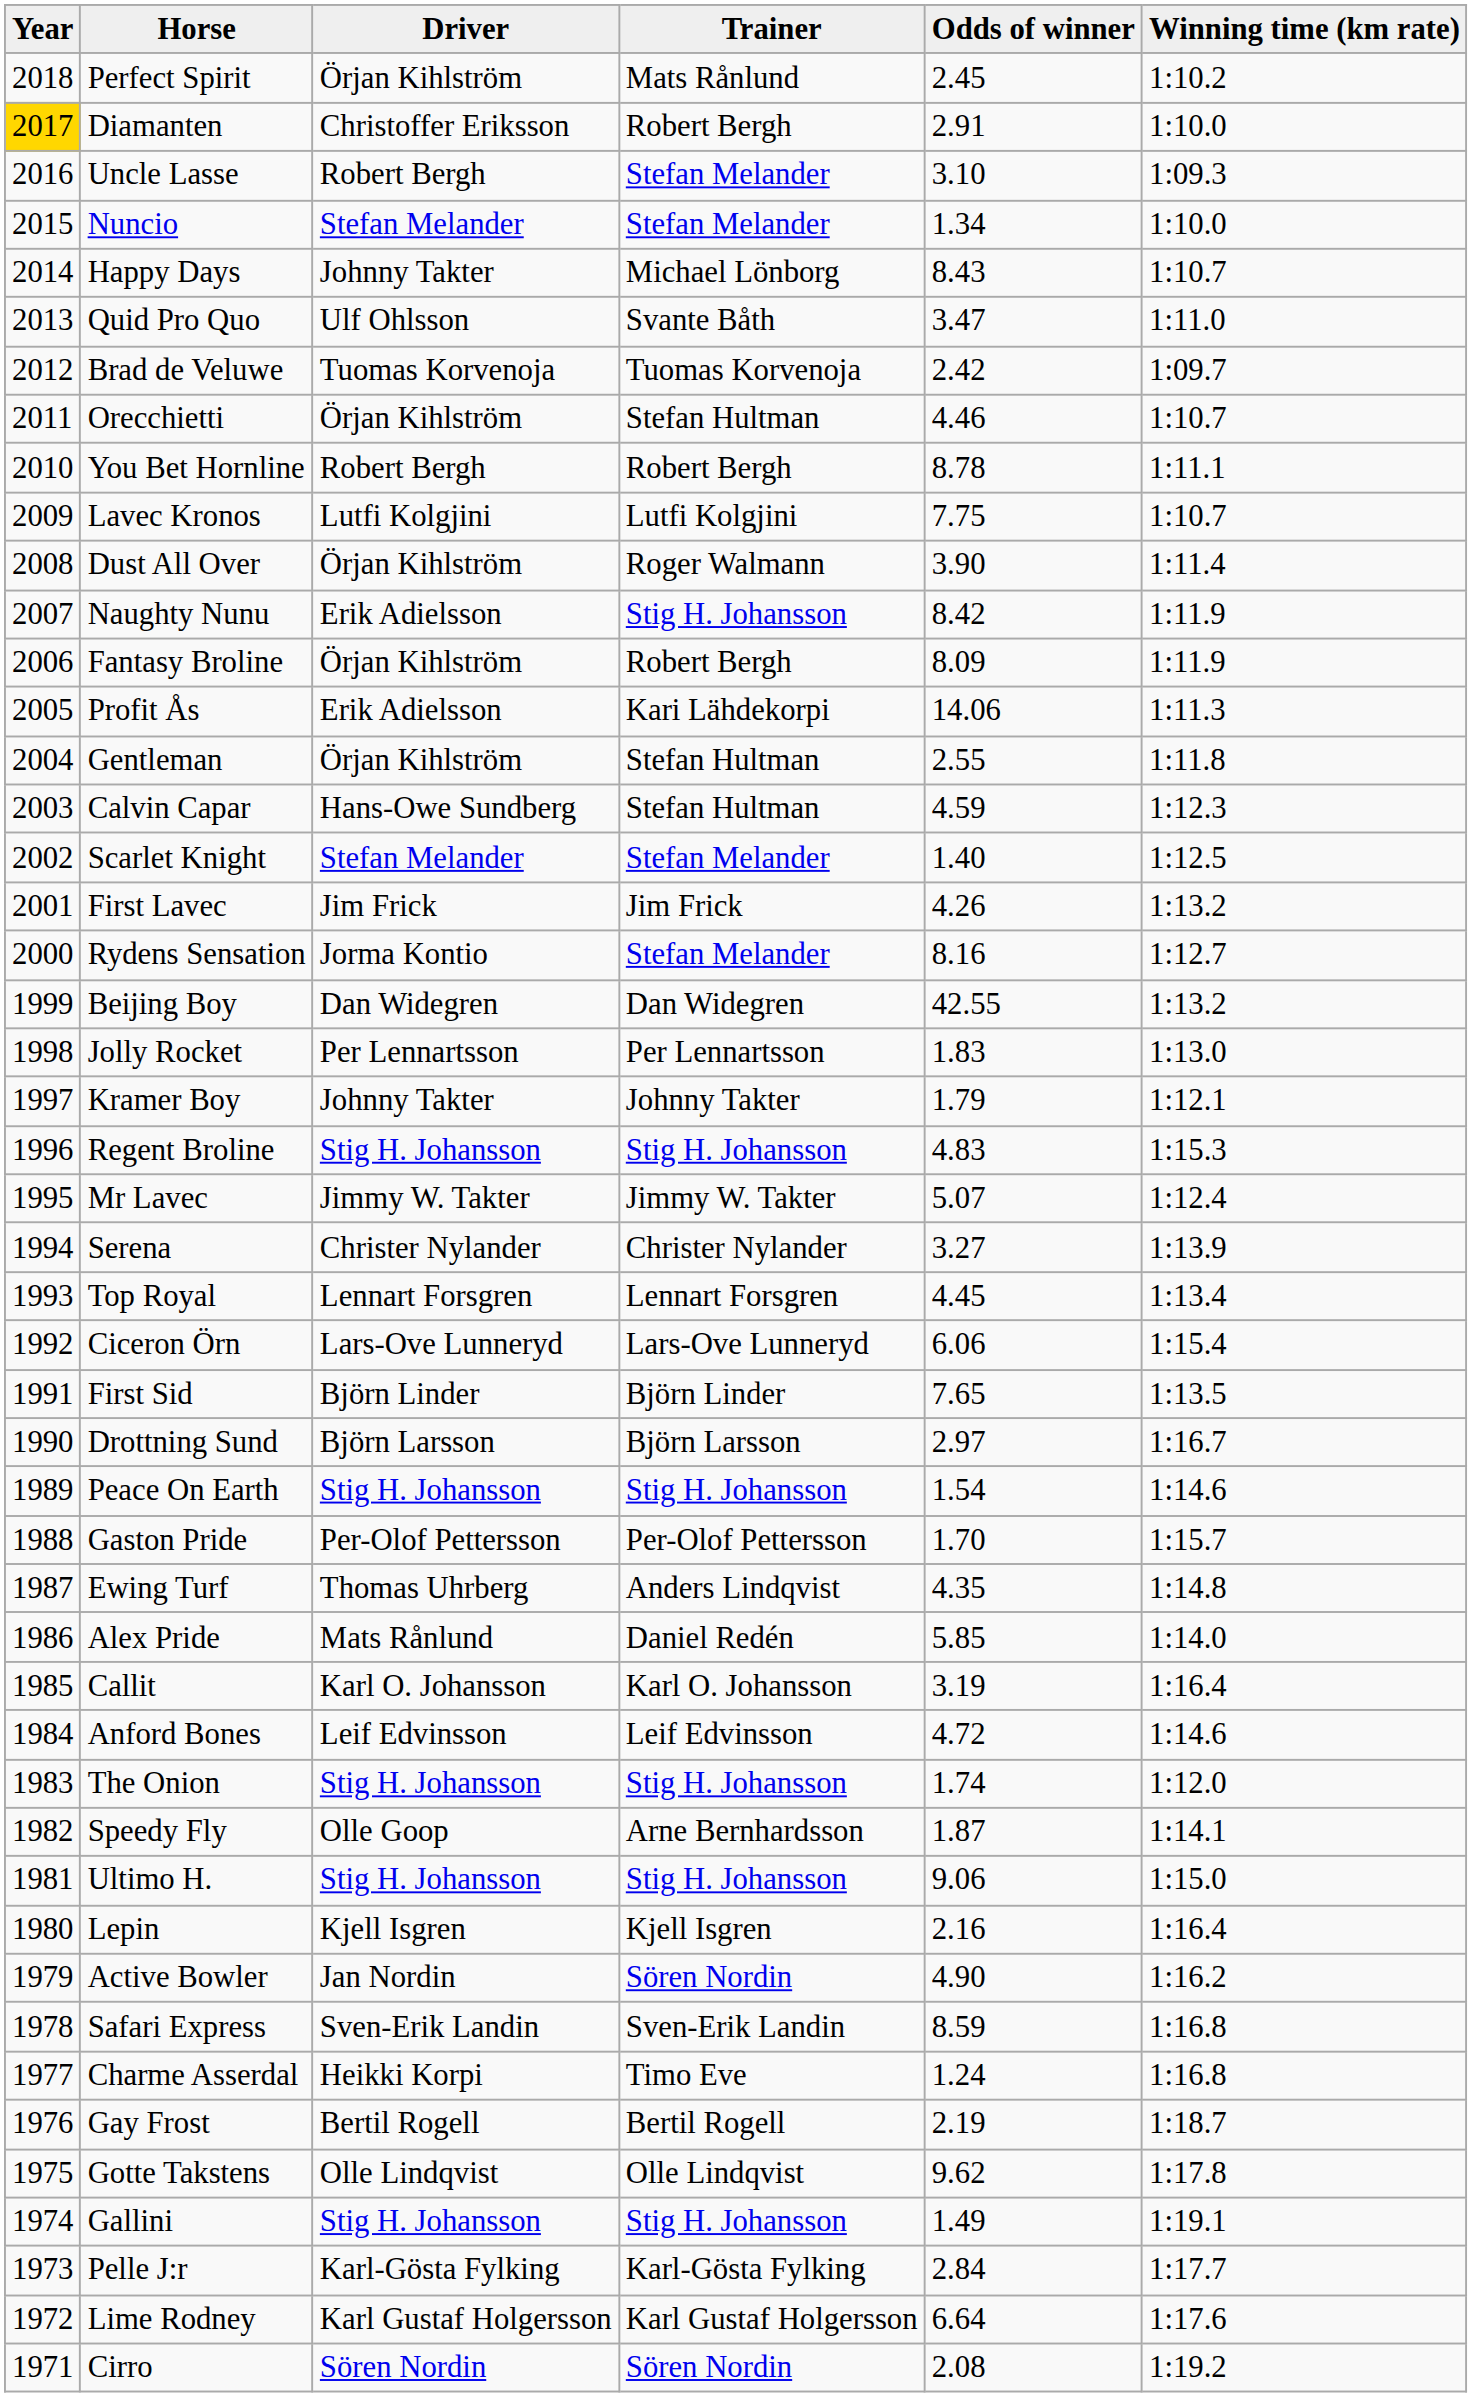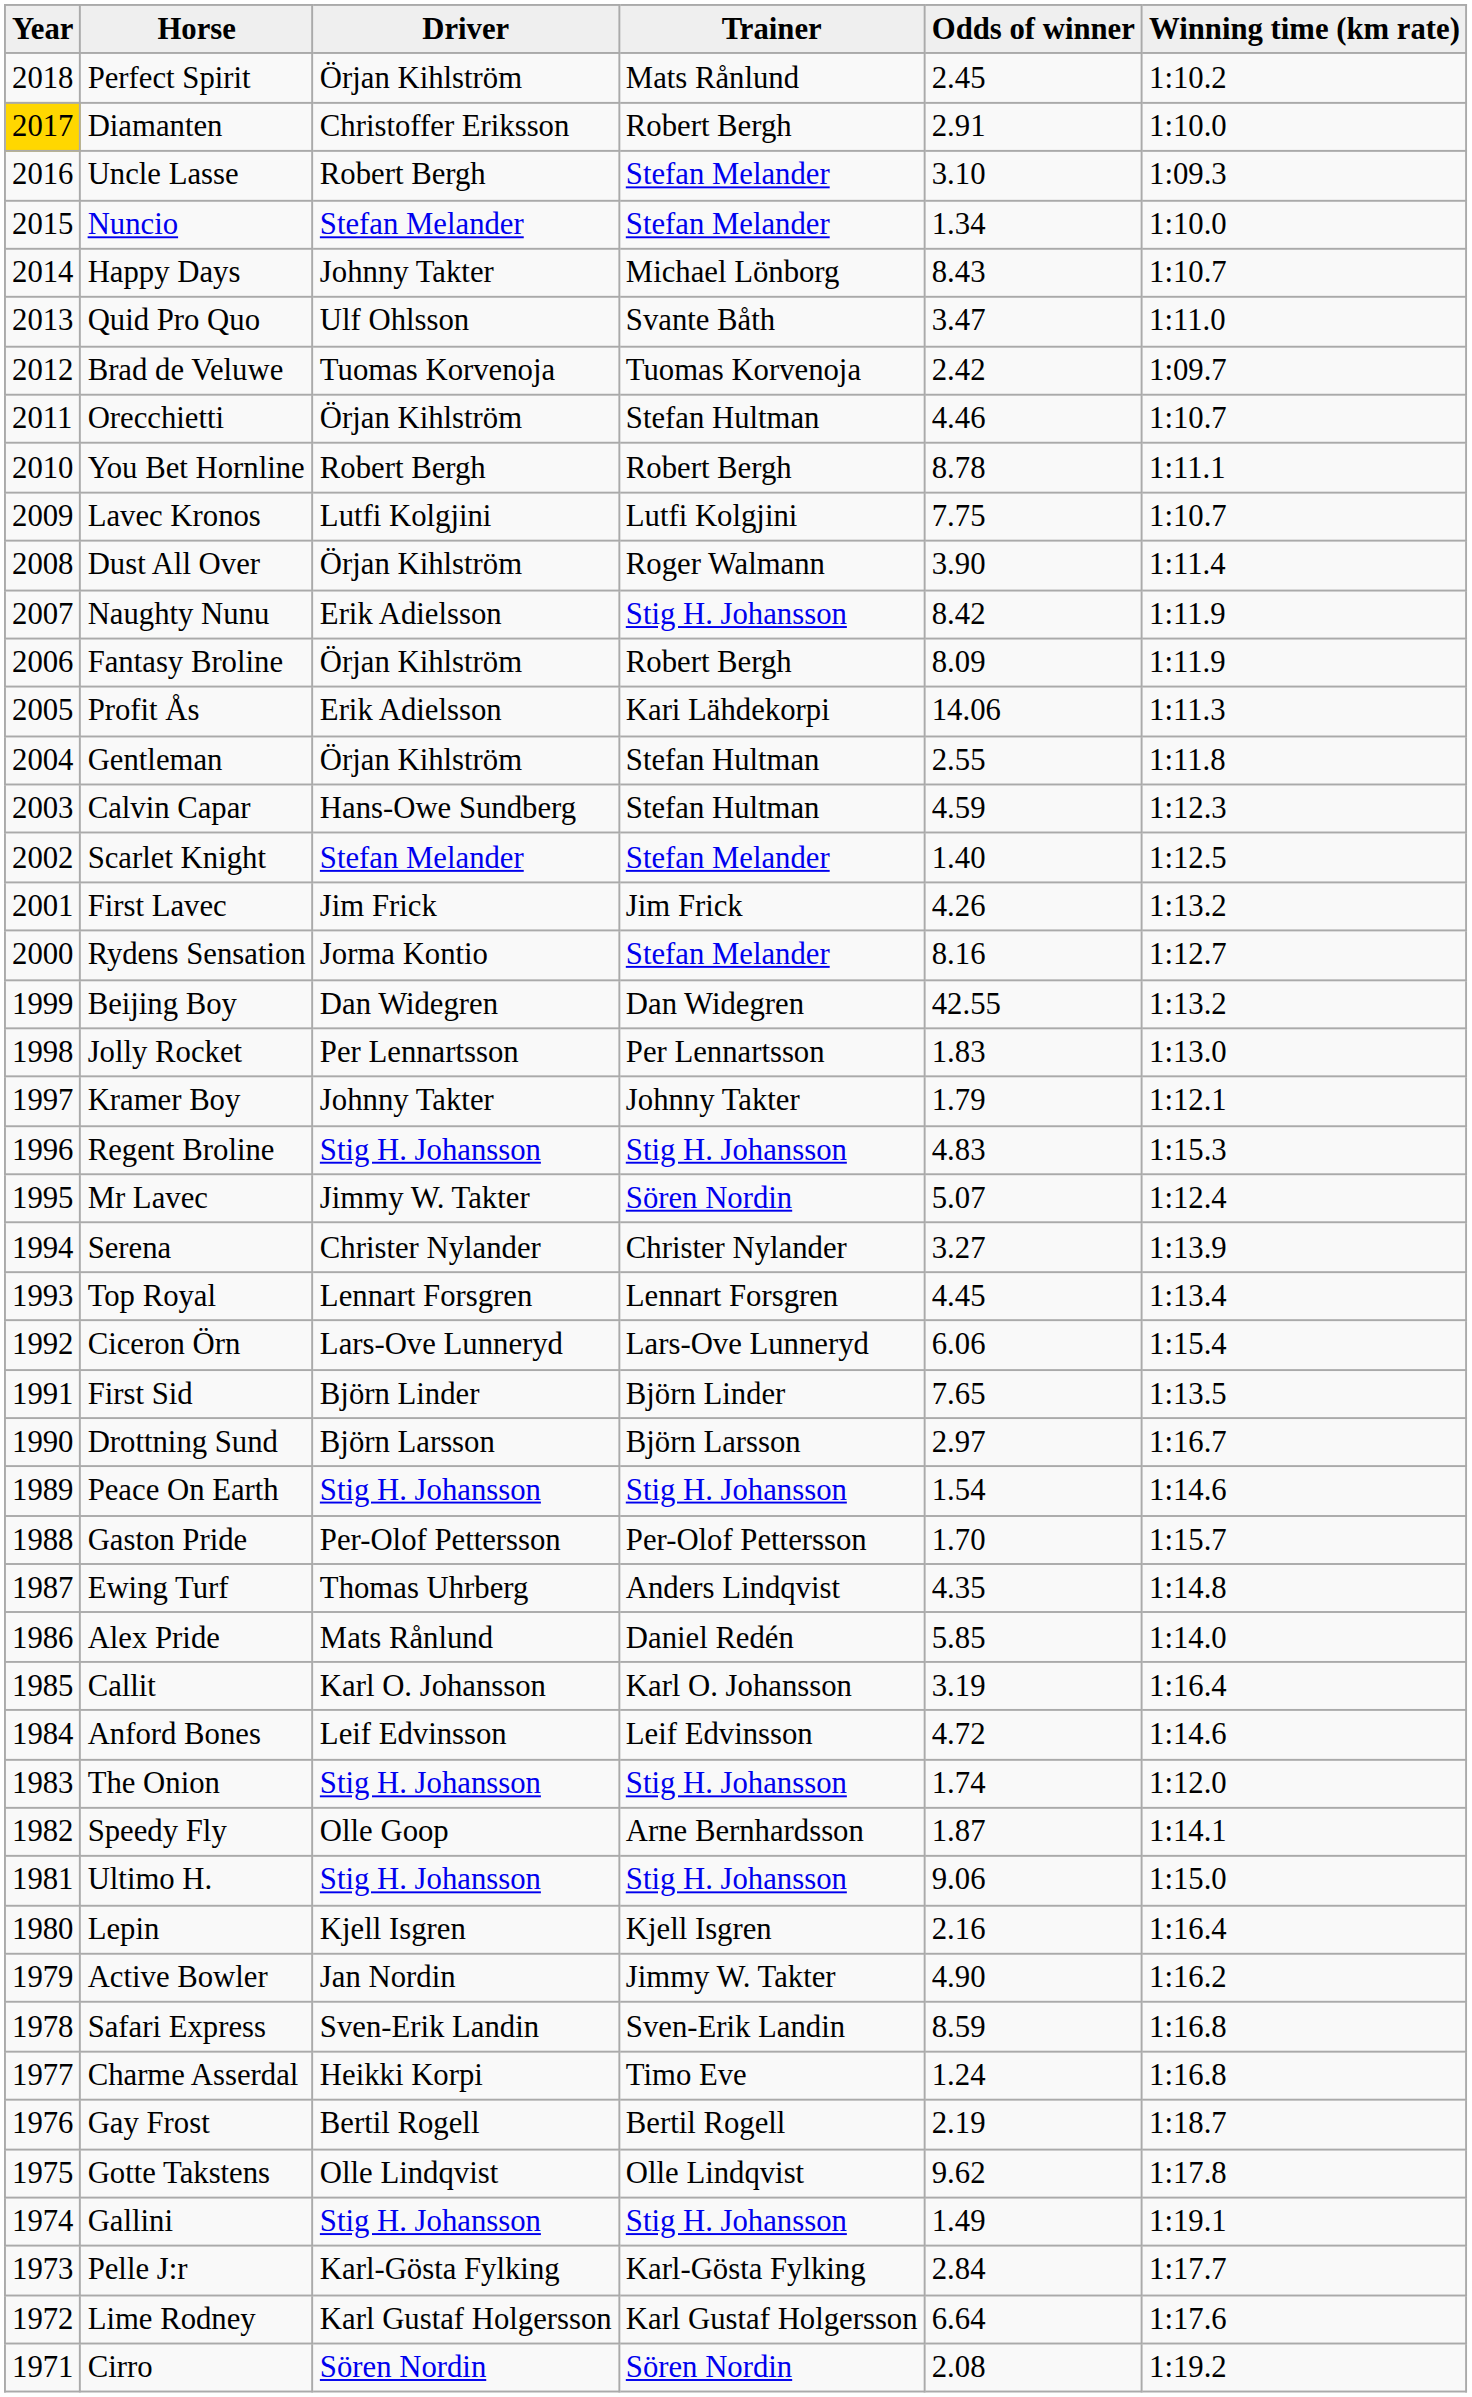(731, 1198) Jimmy W. Takter -> (709, 1198) Sören Nordin
(709, 1977) Sören Nordin -> (731, 1977) Jimmy W. Takter
